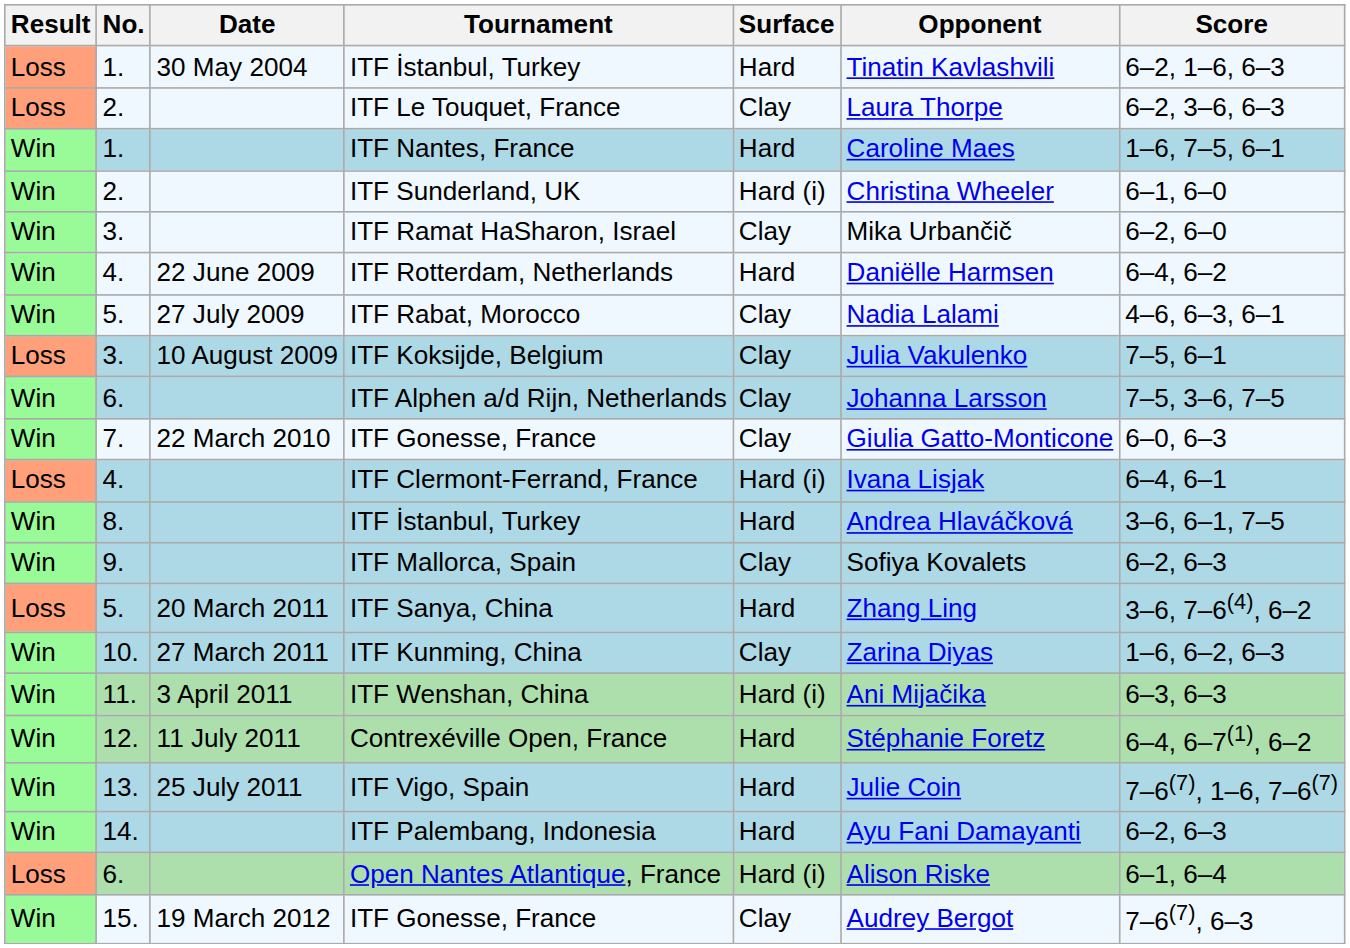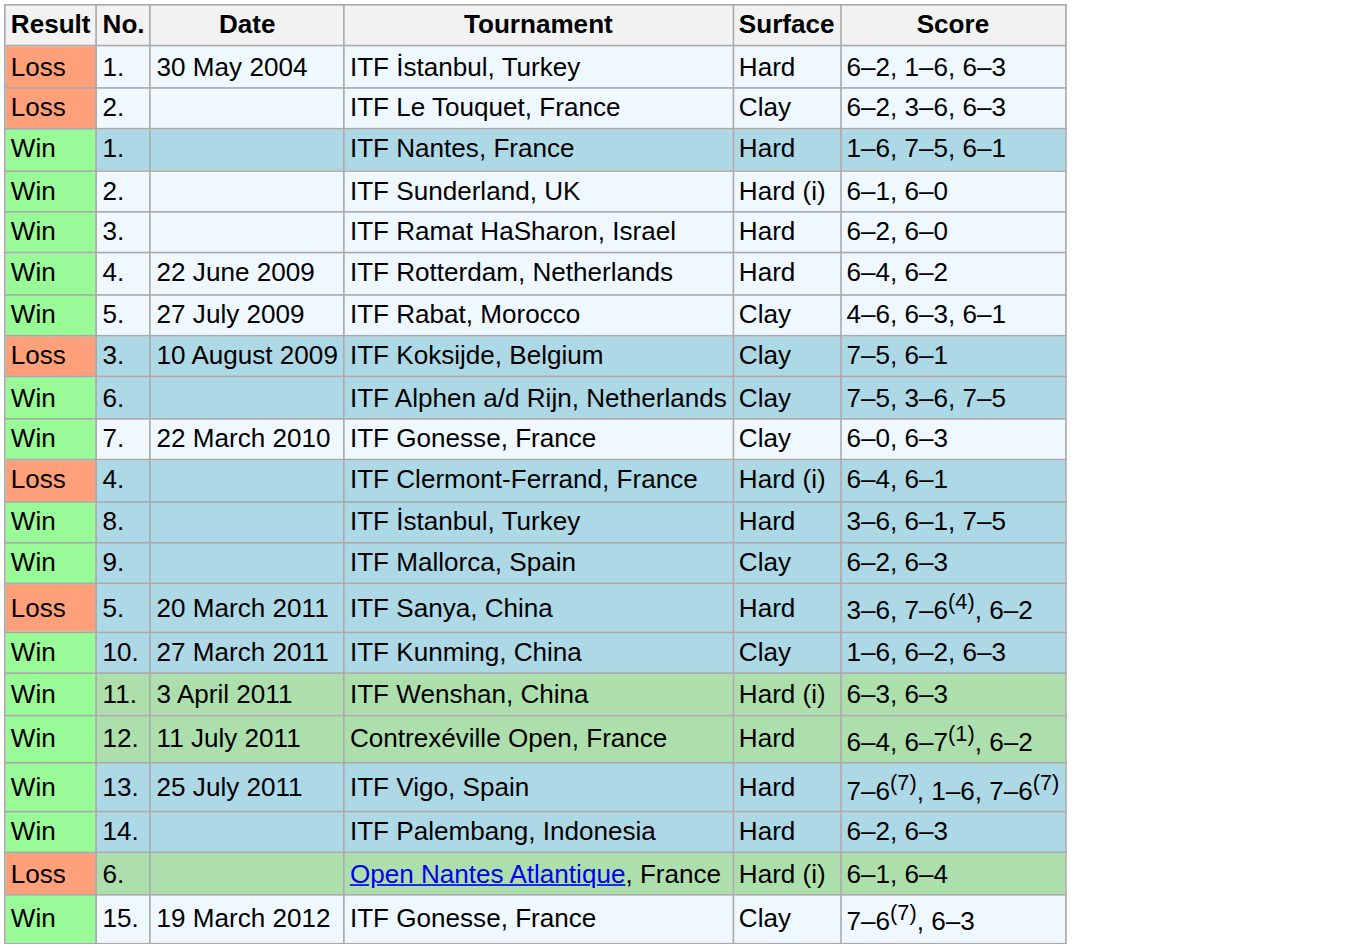- column: (980, 25)
(765, 231) Clay -> (767, 231) Hard
